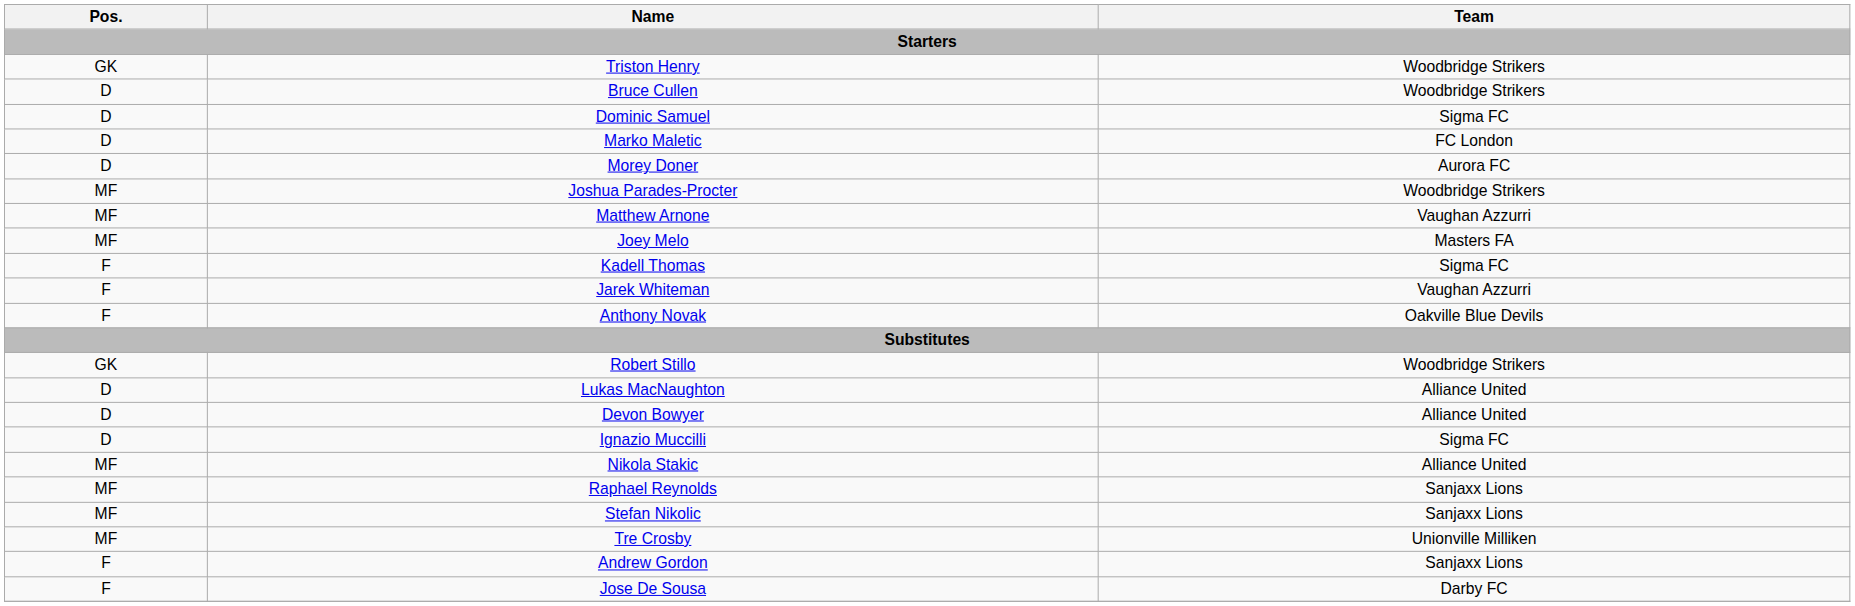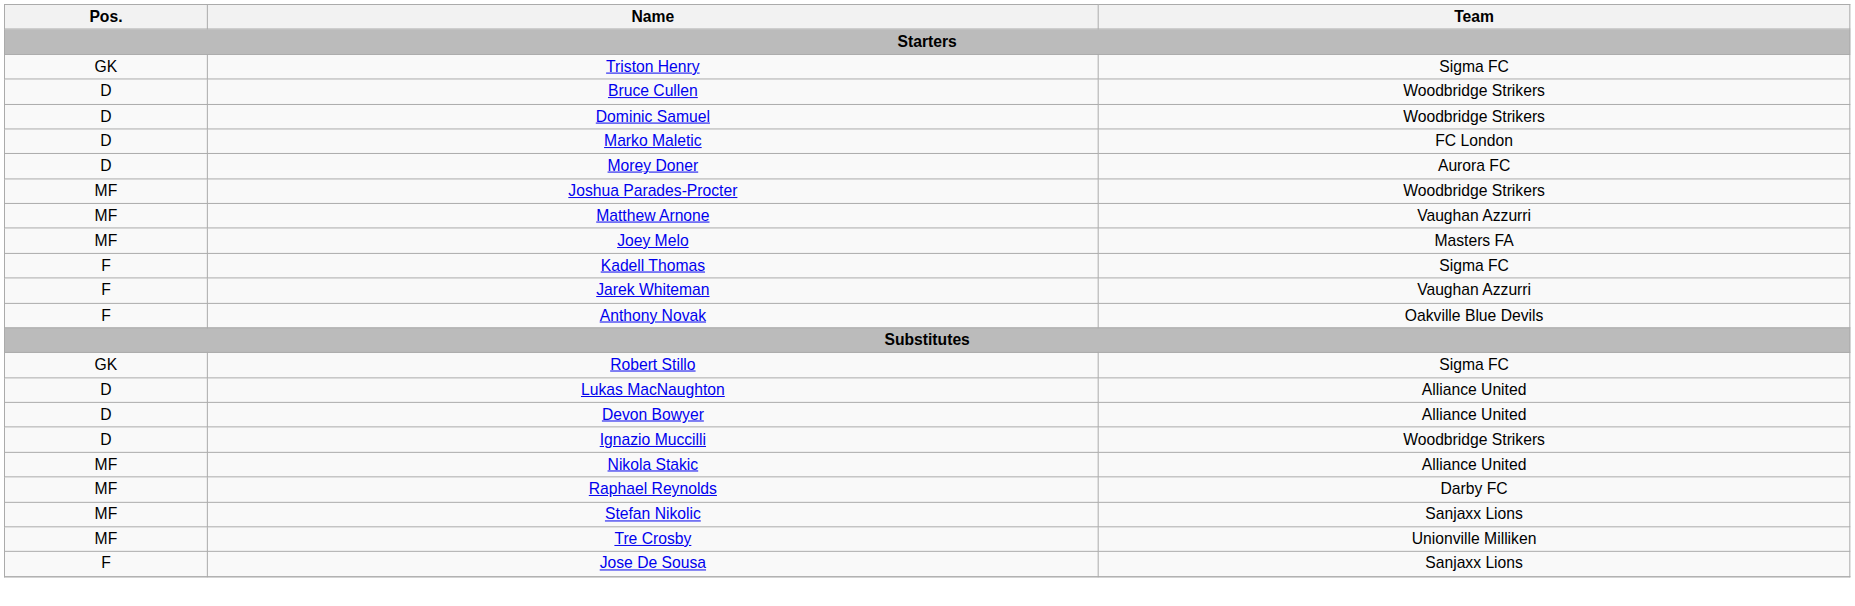(1474, 66) Woodbridge Strikers -> (1474, 66) Sigma FC
(1474, 116) Sigma FC -> (1474, 116) Woodbridge Strikers
(1474, 365) Woodbridge Strikers -> (1474, 365) Sigma FC
(1474, 439) Sigma FC -> (1474, 439) Woodbridge Strikers
(1474, 489) Sanjaxx Lions -> (1474, 489) Darby FC
- row: (653, 564)
(1474, 588) Darby FC -> (1474, 564) Sanjaxx Lions
